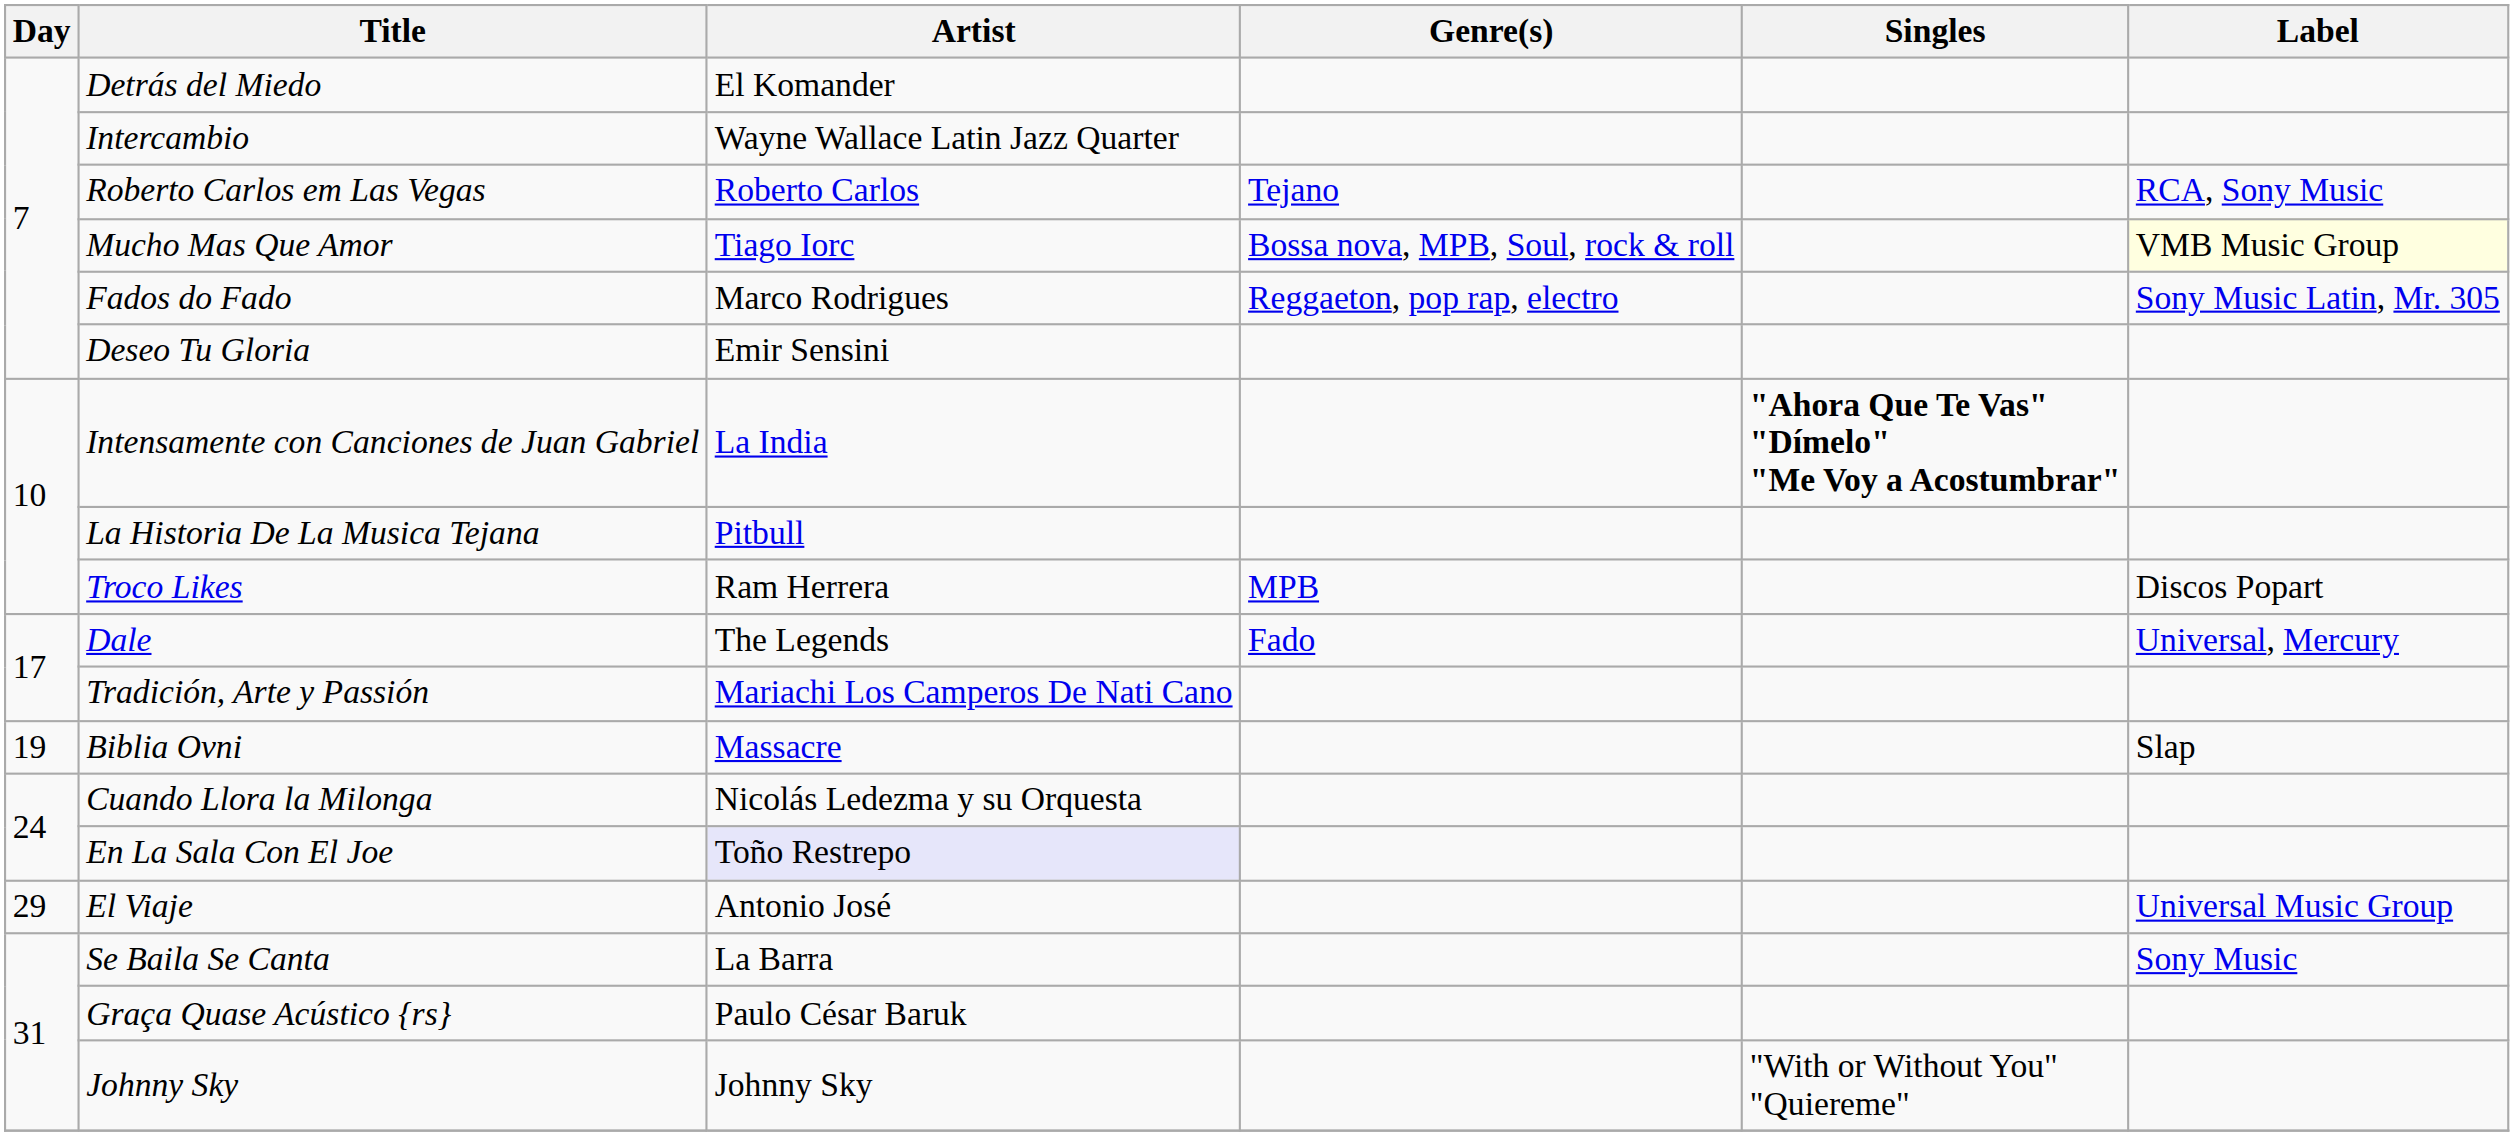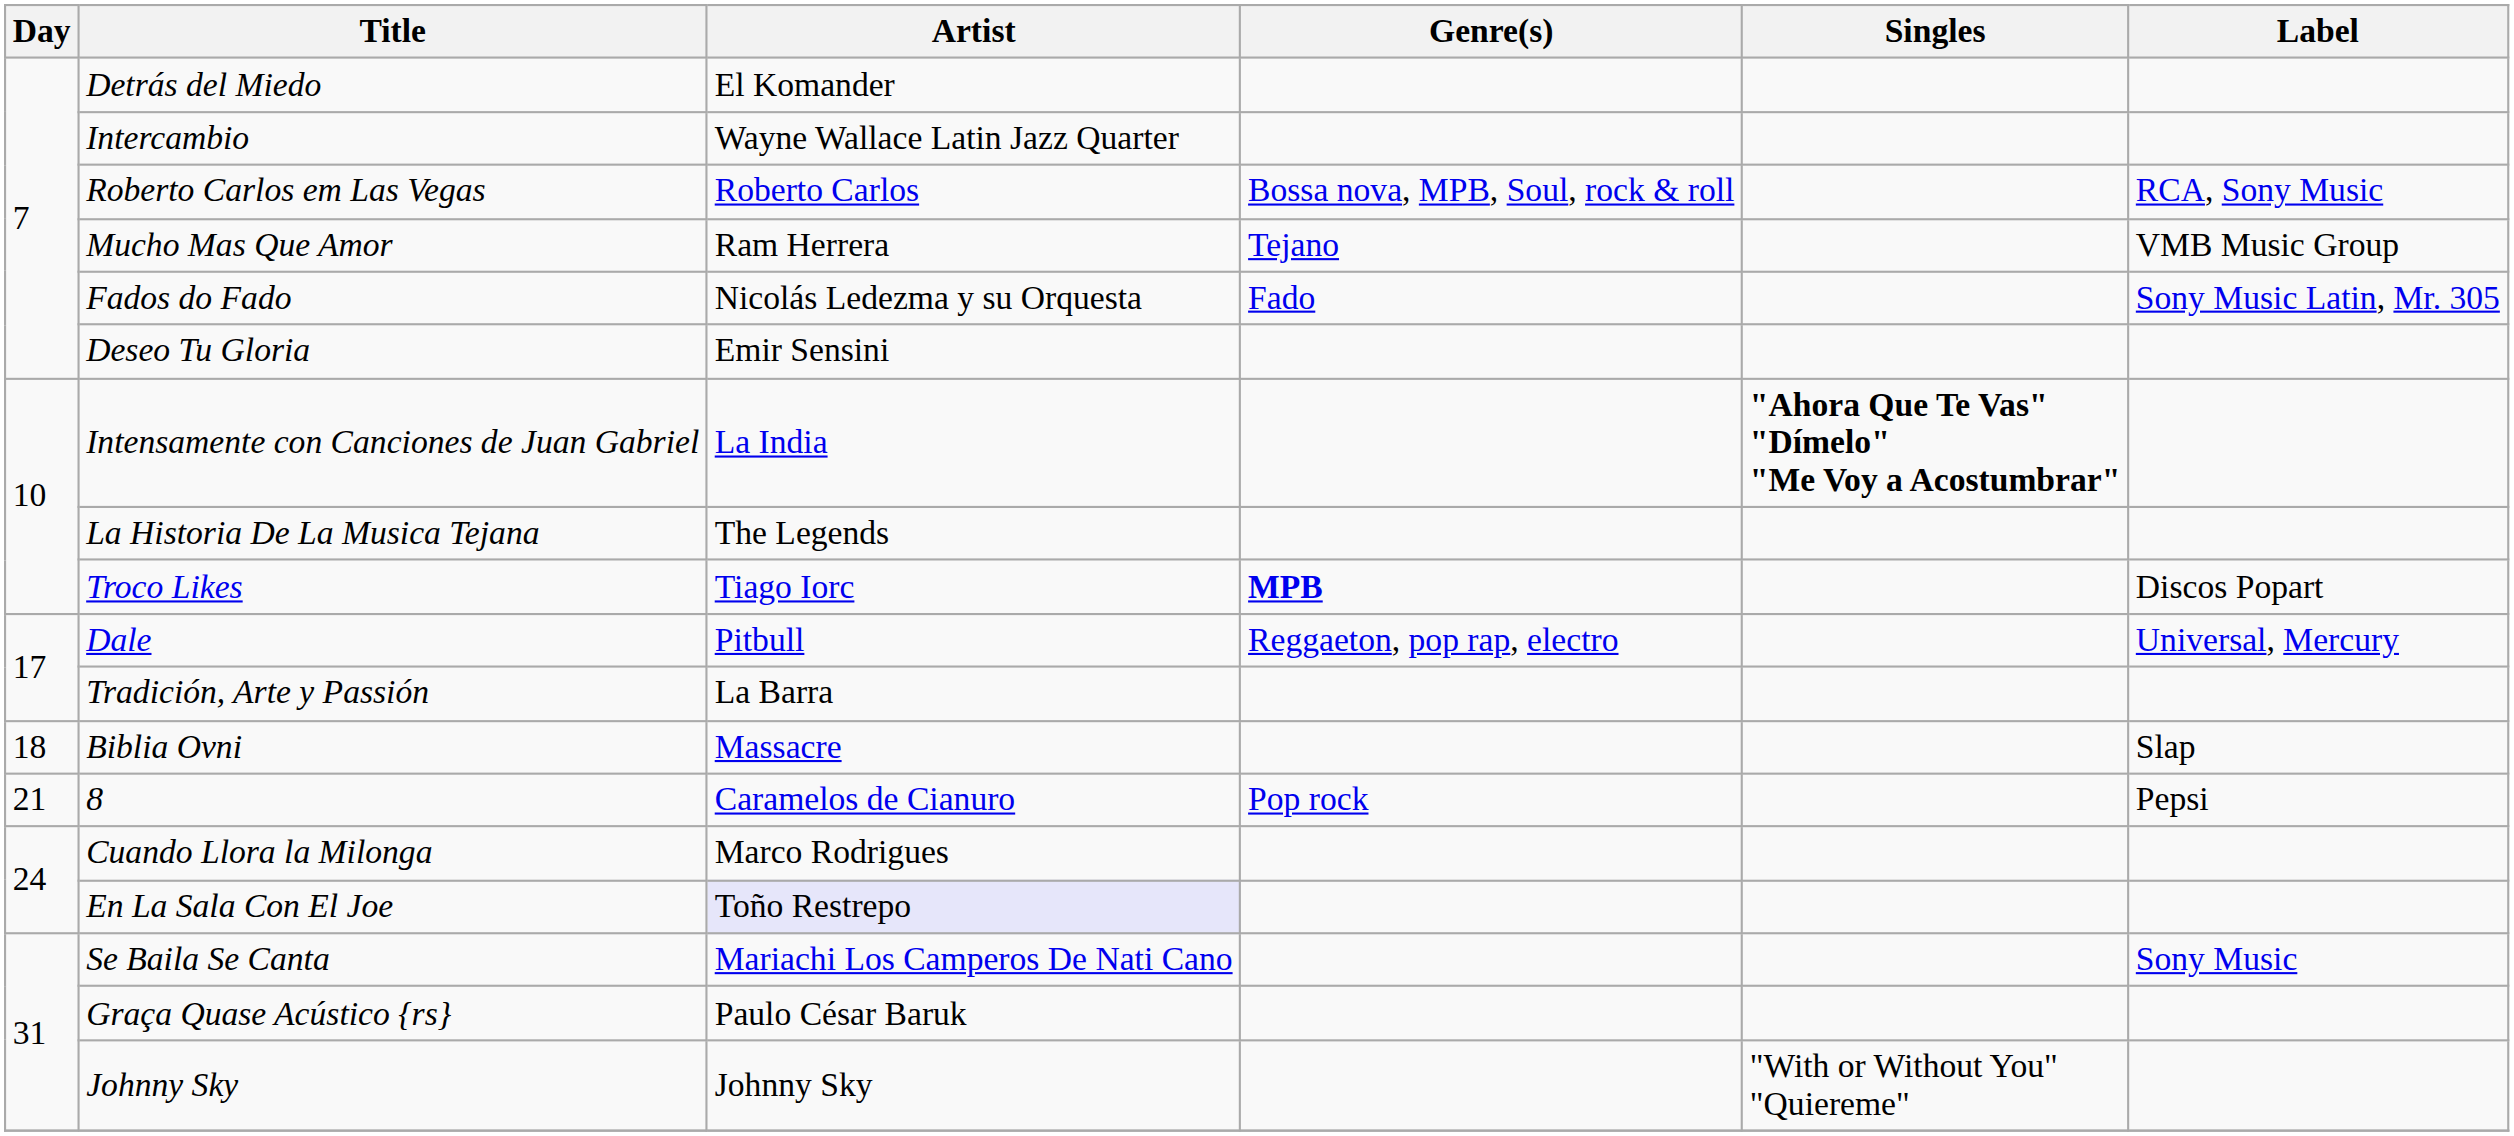(1294, 191) Tejano -> (1491, 191) Bossa nova, MPB, Soul, rock & roll
(785, 244) Tiago Iorc -> (802, 244) Ram Herrera
(1491, 244) Bossa nova, MPB, Soul, rock & roll -> (1294, 244) Tejano
(2267, 244) lightyellow background -> (2267, 244) no background
(832, 297) Marco Rodrigues -> (928, 297) Nicolás Ledezma y su Orquesta
(1433, 297) Reggaeton, pop rap, electro -> (1282, 297) Fado
(760, 533) Pitbull -> (802, 533) The Legends
(802, 586) Ram Herrera -> (785, 586) Tiago Iorc
(1284, 586) normal -> (1285, 586) bold
(802, 639) The Legends -> (760, 639) Pitbull
(1282, 639) Fado -> (1433, 639) Reggaeton, pop rap, electro
(974, 692) Mariachi Los Camperos De Nati Cano -> (774, 692) La Barra
(30, 746) 19 -> (30, 746) 18
+ row: (95, 799)
(928, 799) Nicolás Ledezma y su Orquesta -> (832, 852) Marco Rodrigues
- row: (139, 906)
(774, 959) La Barra -> (974, 959) Mariachi Los Camperos De Nati Cano
